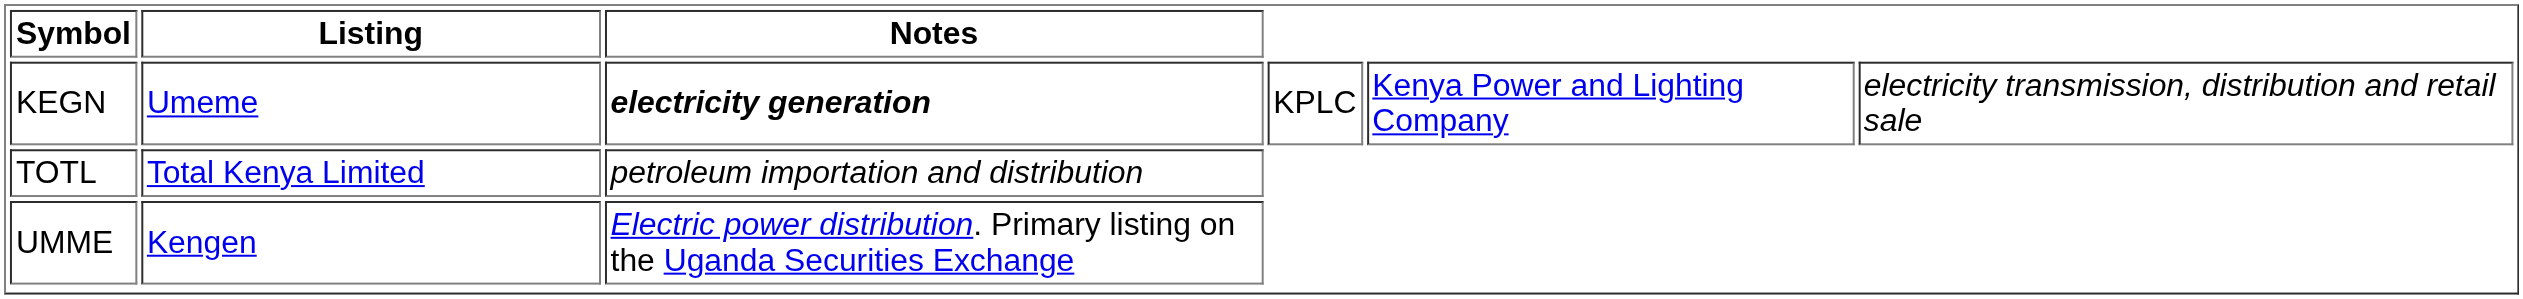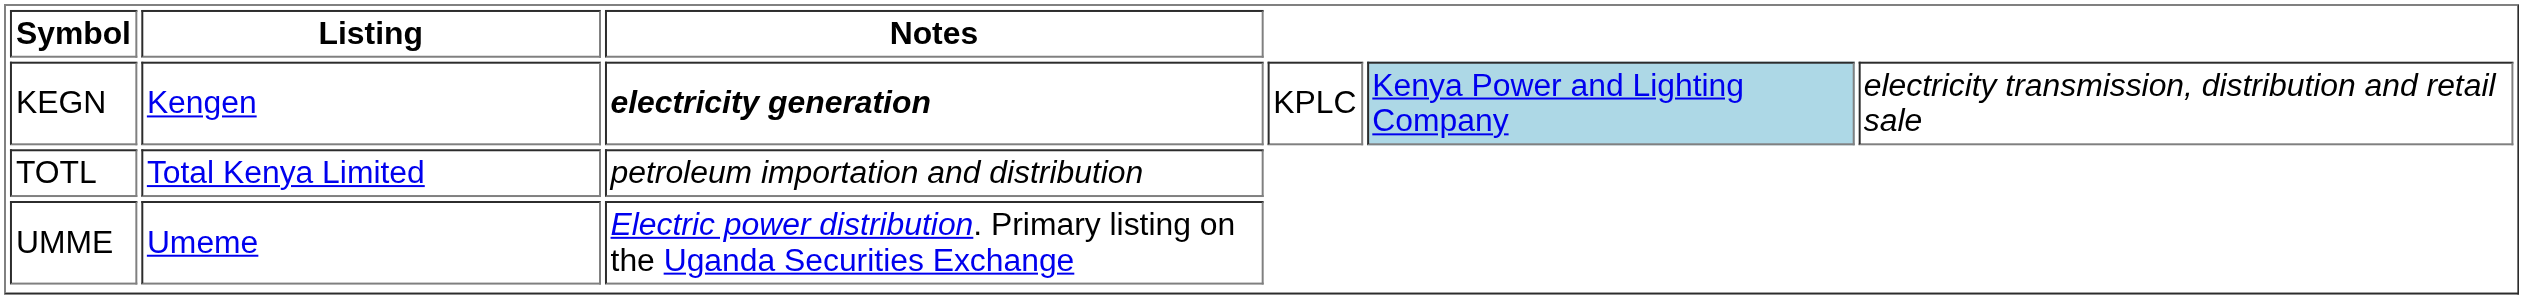(203, 103) Umeme -> (202, 103) Kengen
(1558, 103) no background -> (1558, 103) lightblue background
(202, 242) Kengen -> (203, 242) Umeme
